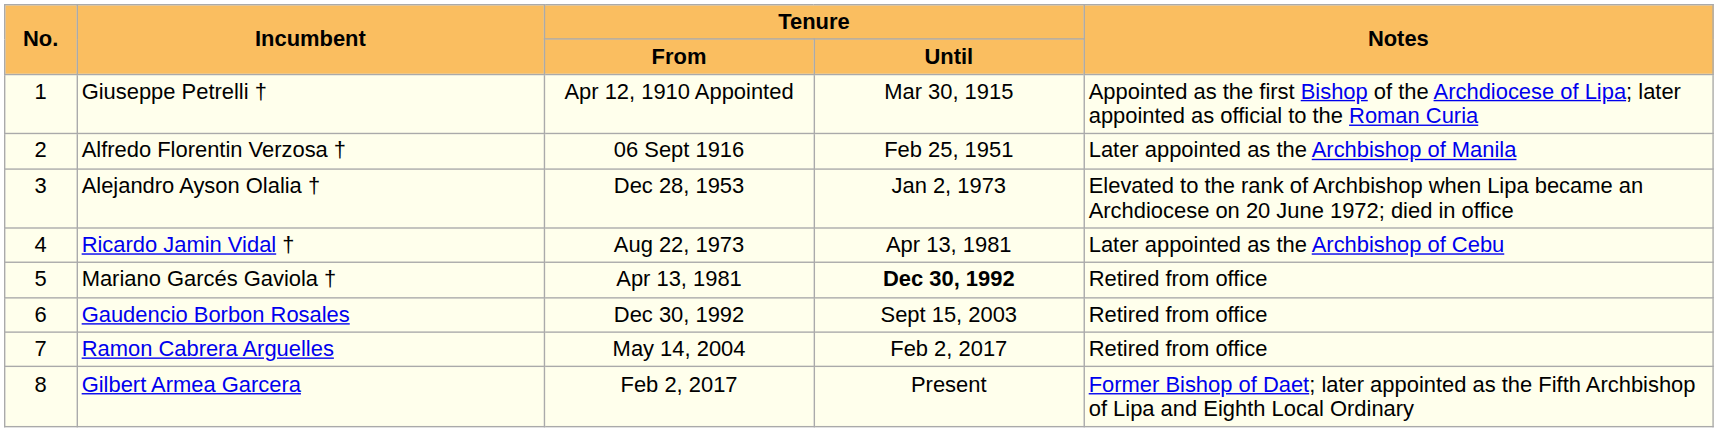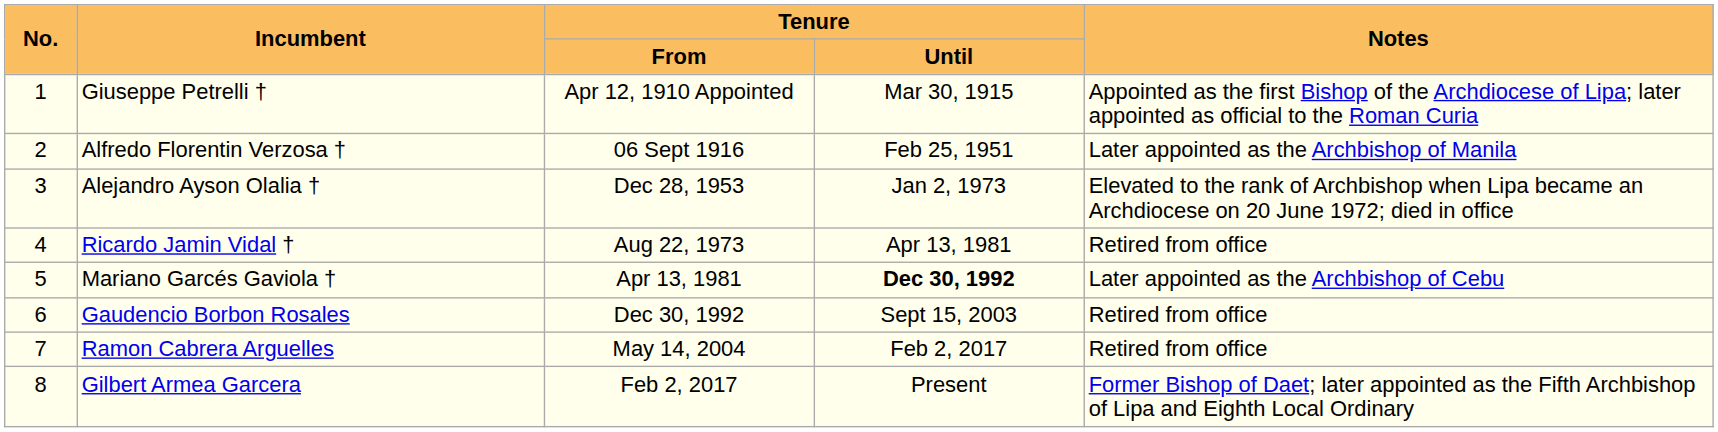(1296, 245) Later appointed as the Archbishop of Cebu -> (1178, 245) Retired from office
(1178, 279) Retired from office -> (1296, 279) Later appointed as the Archbishop of Cebu
